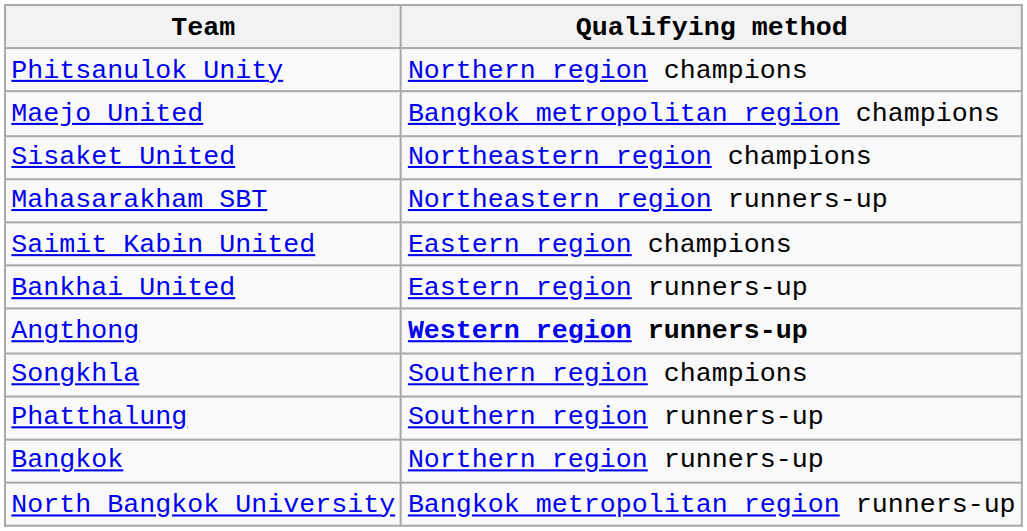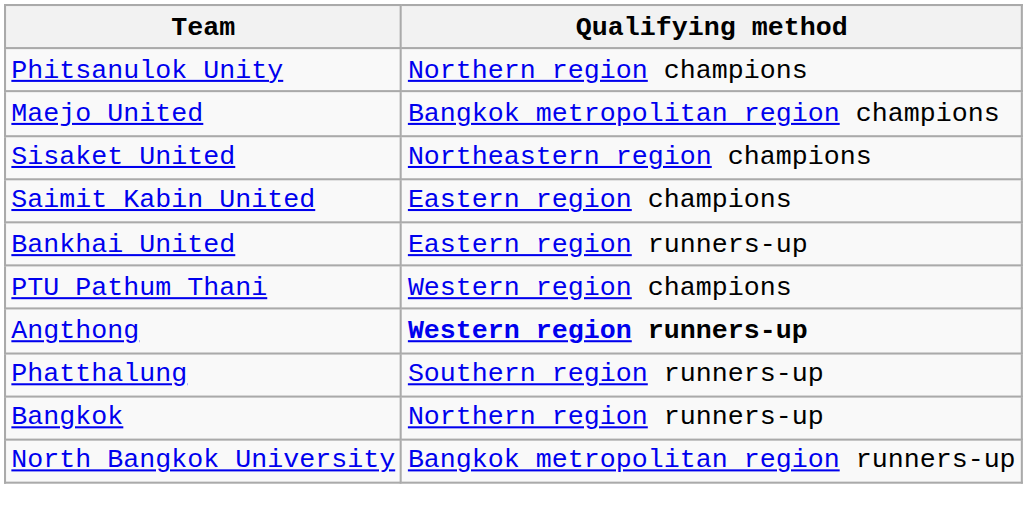- row: (139, 200)
+ row: (139, 287)
- row: (75, 374)
